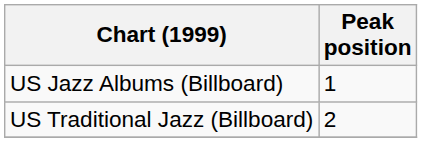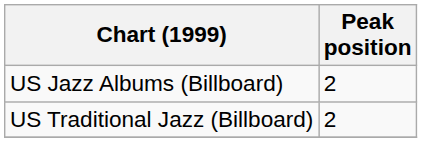(330, 83) 1 -> (330, 83) 2
